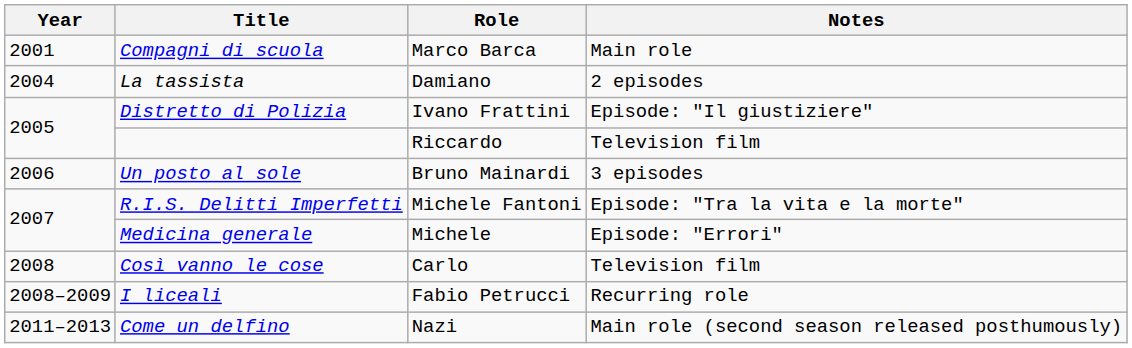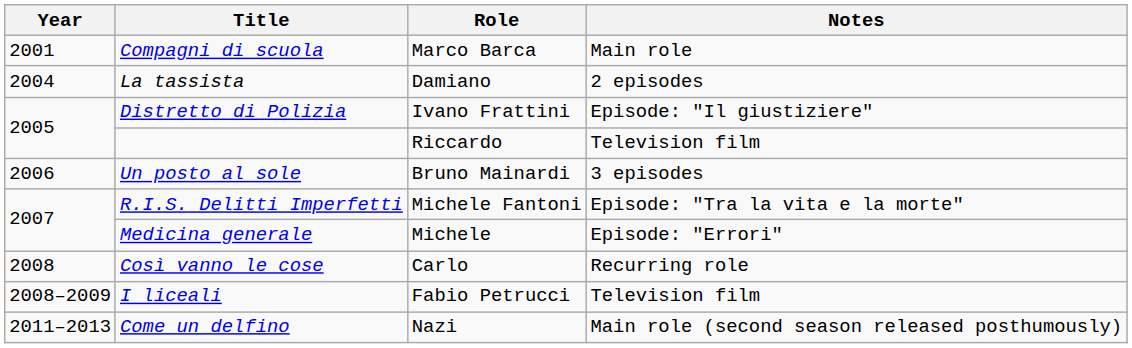(675, 266) Television film -> (670, 266) Recurring role
(670, 297) Recurring role -> (675, 297) Television film
